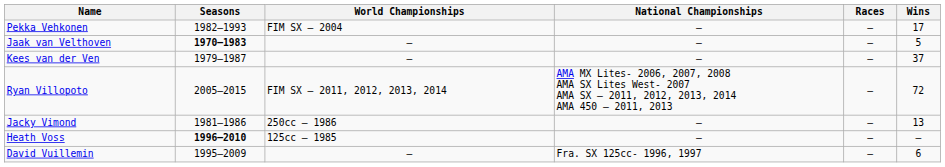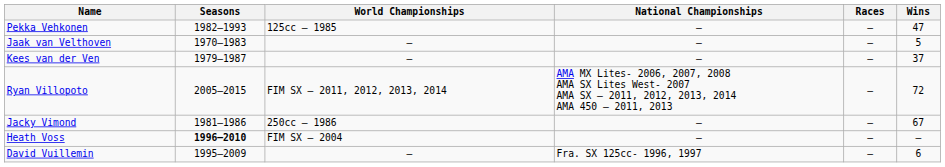(305, 28) FIM SX – 2004 -> (302, 28) 125cc – 1985
(918, 28) 17 -> (918, 28) 47
(220, 44) bold -> (220, 44) normal
(918, 123) 13 -> (918, 123) 67
(302, 139) 125cc – 1985 -> (305, 139) FIM SX – 2004
